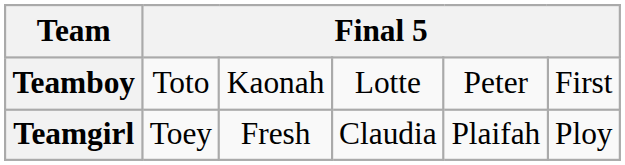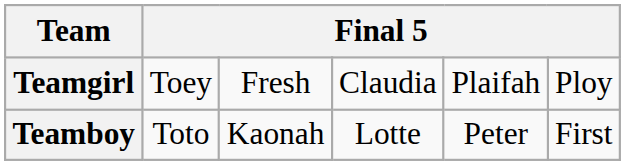rows swapped: (74, 82) <-> (74, 134)
